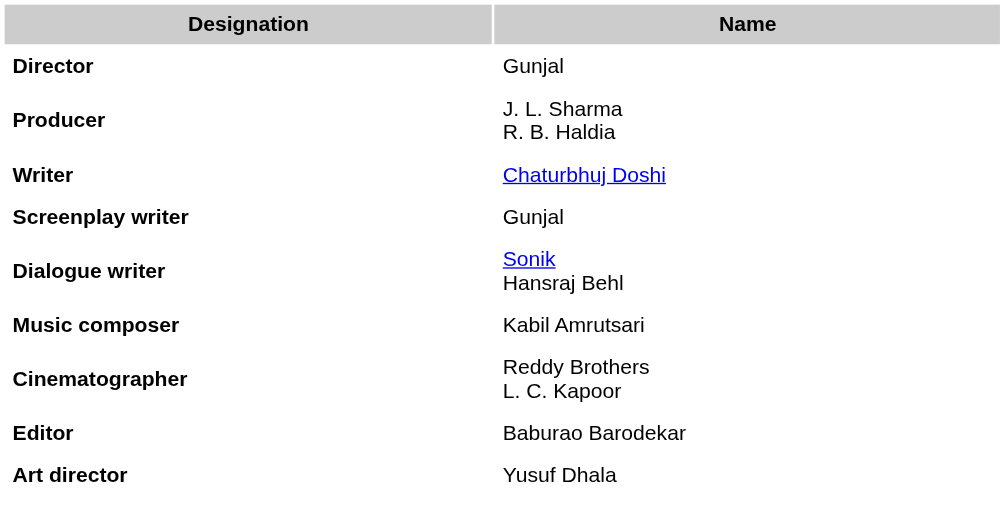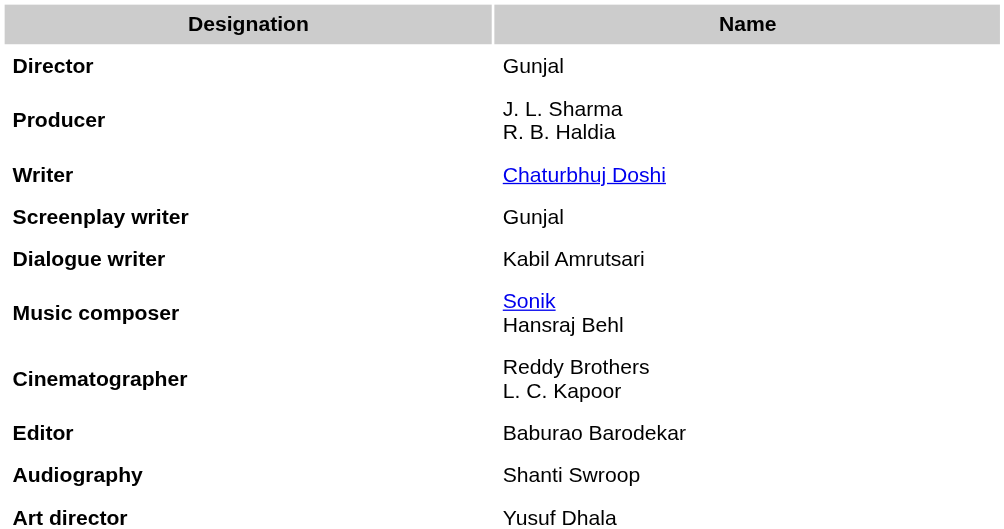(563, 271) Sonik Hansraj Behl -> (574, 259) Kabil Amrutsari
(574, 325) Kabil Amrutsari -> (563, 313) Sonik Hansraj Behl
+ row: (78, 475)
